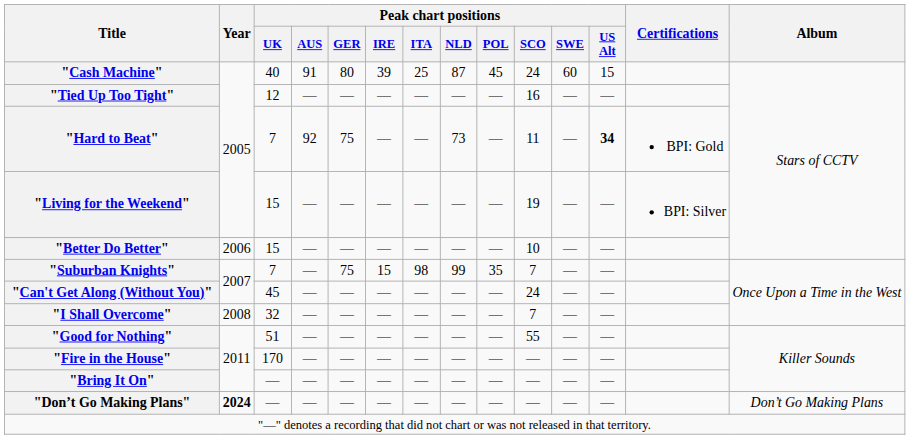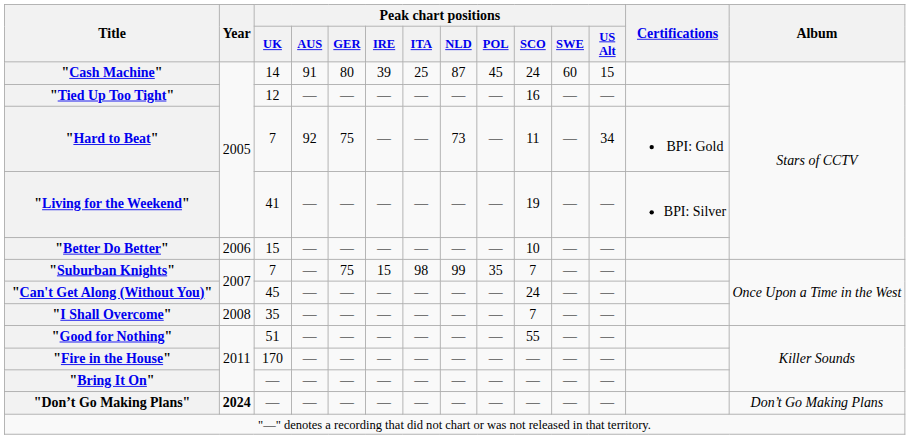(273, 73) 40 -> (273, 73) 14
(607, 138) bold -> (607, 138) normal
(273, 204) 15 -> (273, 204) 41
(273, 314) 32 -> (273, 314) 35
